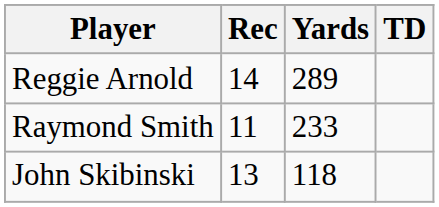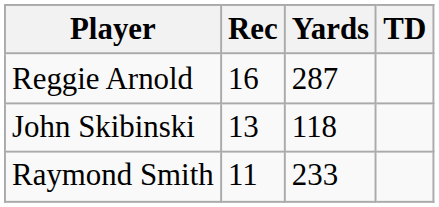(243, 77) 14 -> (243, 77) 16
(315, 77) 289 -> (315, 77) 287
rows swapped: (113, 126) <-> (103, 175)
